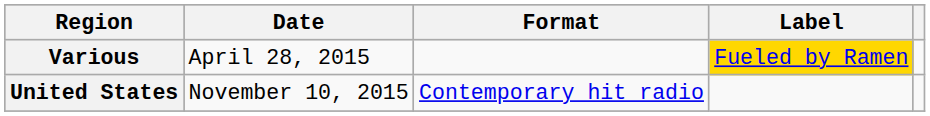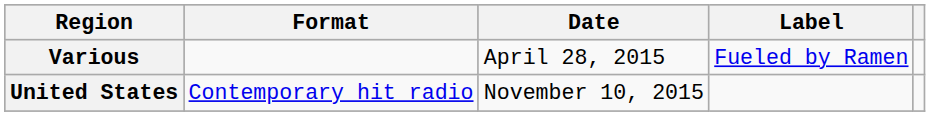columns swapped: (299, 22) <-> (561, 22)
(811, 58) gold background -> (811, 58) no background
